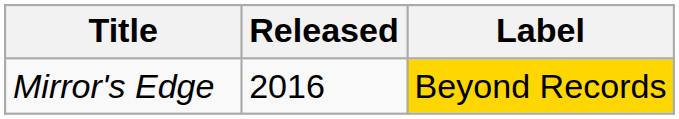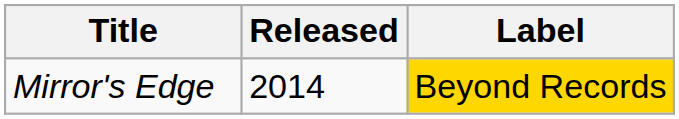(287, 85) 2016 -> (287, 85) 2014
